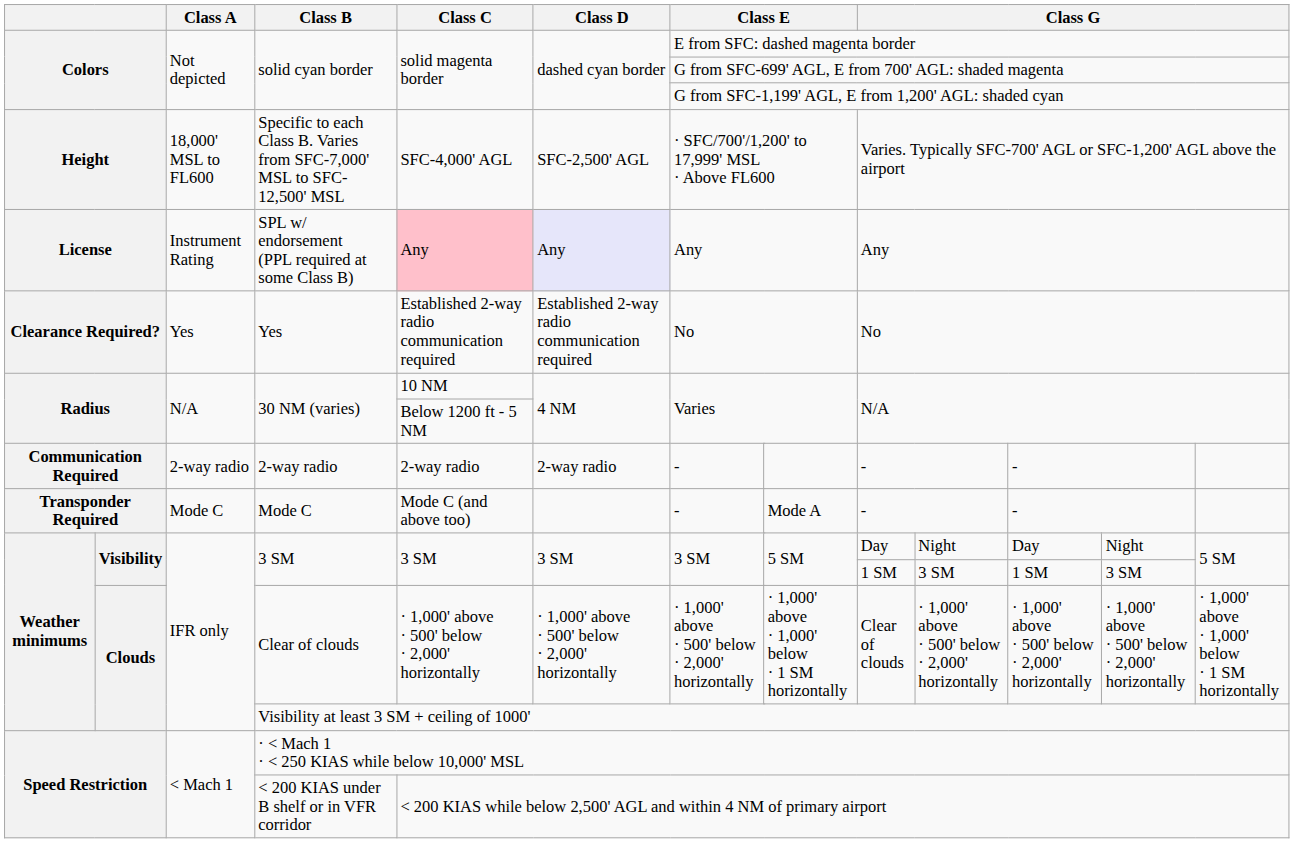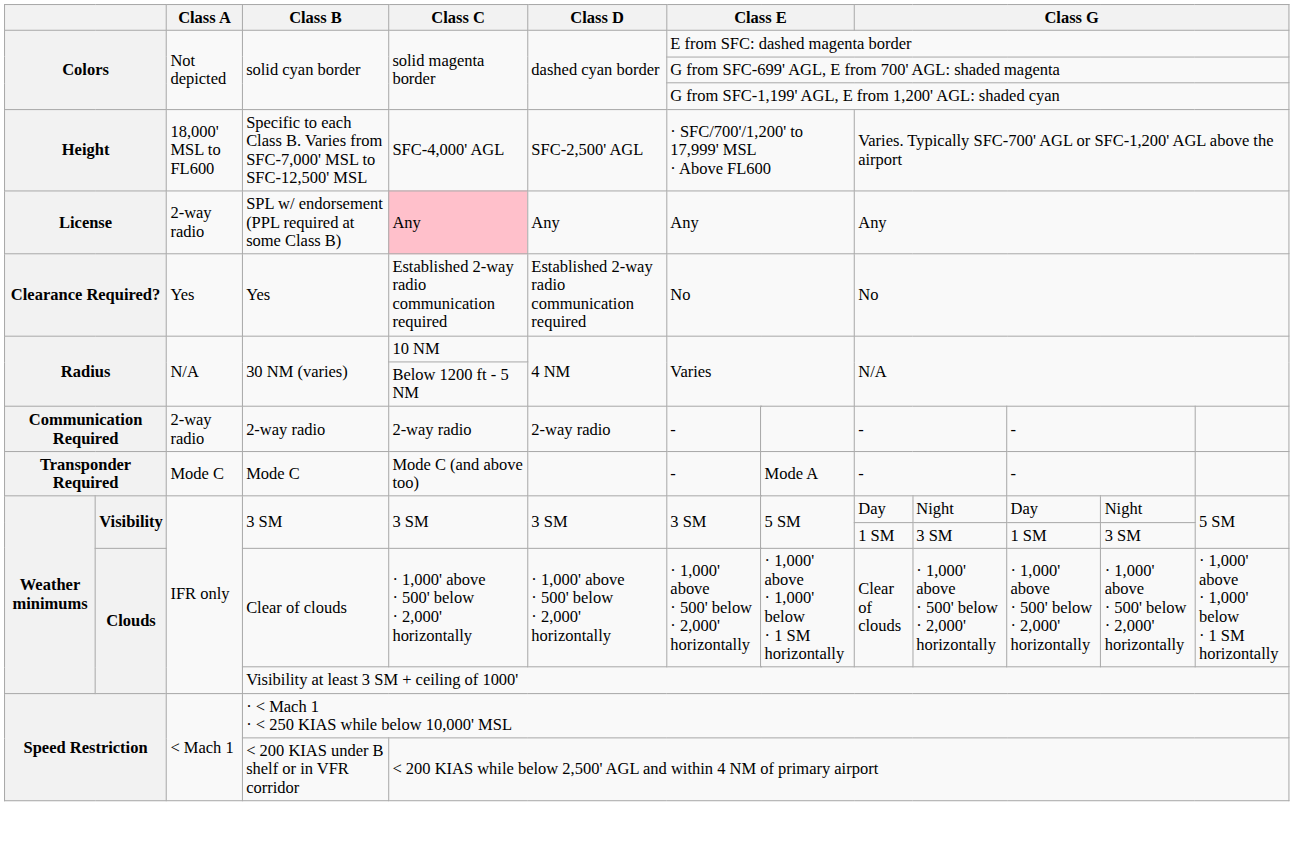(205, 250) Instrument Rating -> (191, 222) 2-way radio
(551, 250) lavender background -> (546, 222) no background
